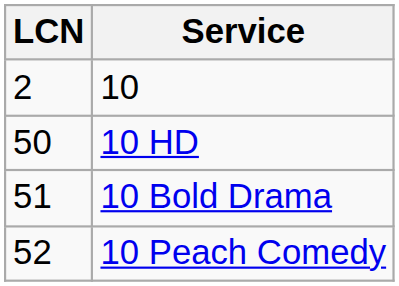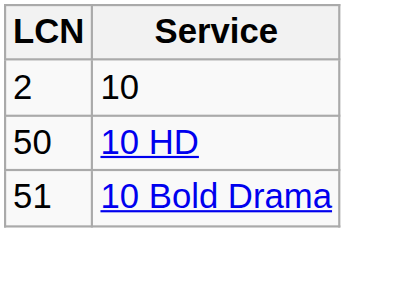- row: (243, 252)
